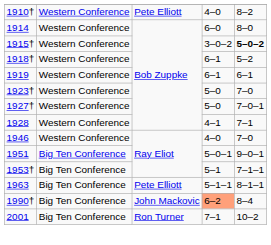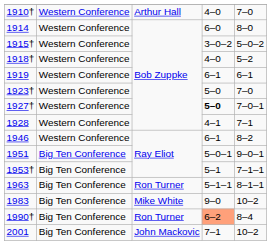(158, 12) Pete Elliott -> (158, 12) Arthur Hall
(245, 12) 8–2 -> (245, 12) 7–0
(250, 43) bold -> (250, 43) normal
(213, 59) 6–1 -> (213, 59) 4–0
(213, 106) normal -> (213, 106) bold
(213, 138) 4–0 -> (213, 138) 6–1
(245, 138) 7–0 -> (245, 138) 8–2
(158, 185) Pete Elliott -> (159, 185) Ron Turner
+ row: (18, 201)
(167, 201) John Mackovic -> (159, 216) Ron Turner
(159, 216) Ron Turner -> (167, 232) John Mackovic
